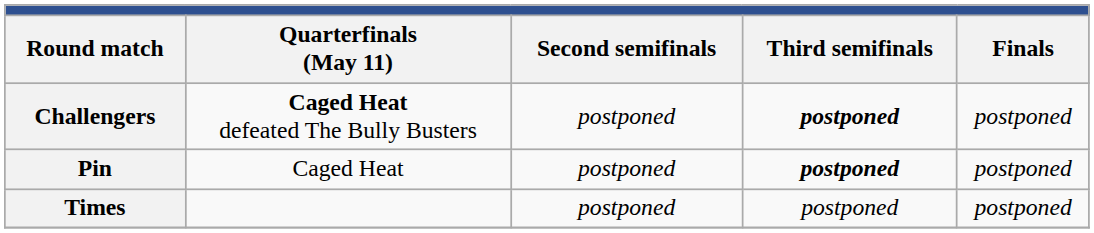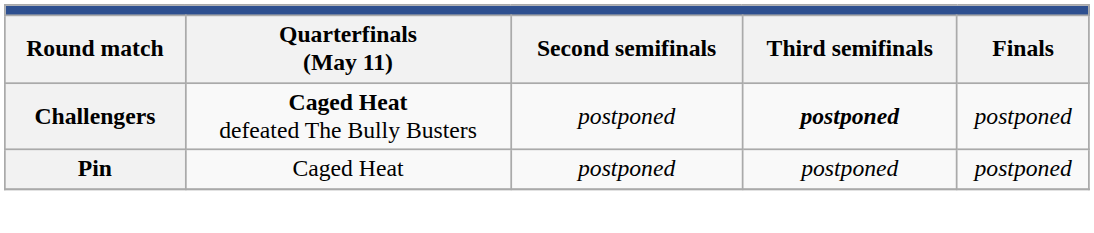(850, 168) bold -> (850, 168) normal
- row: (95, 207)
